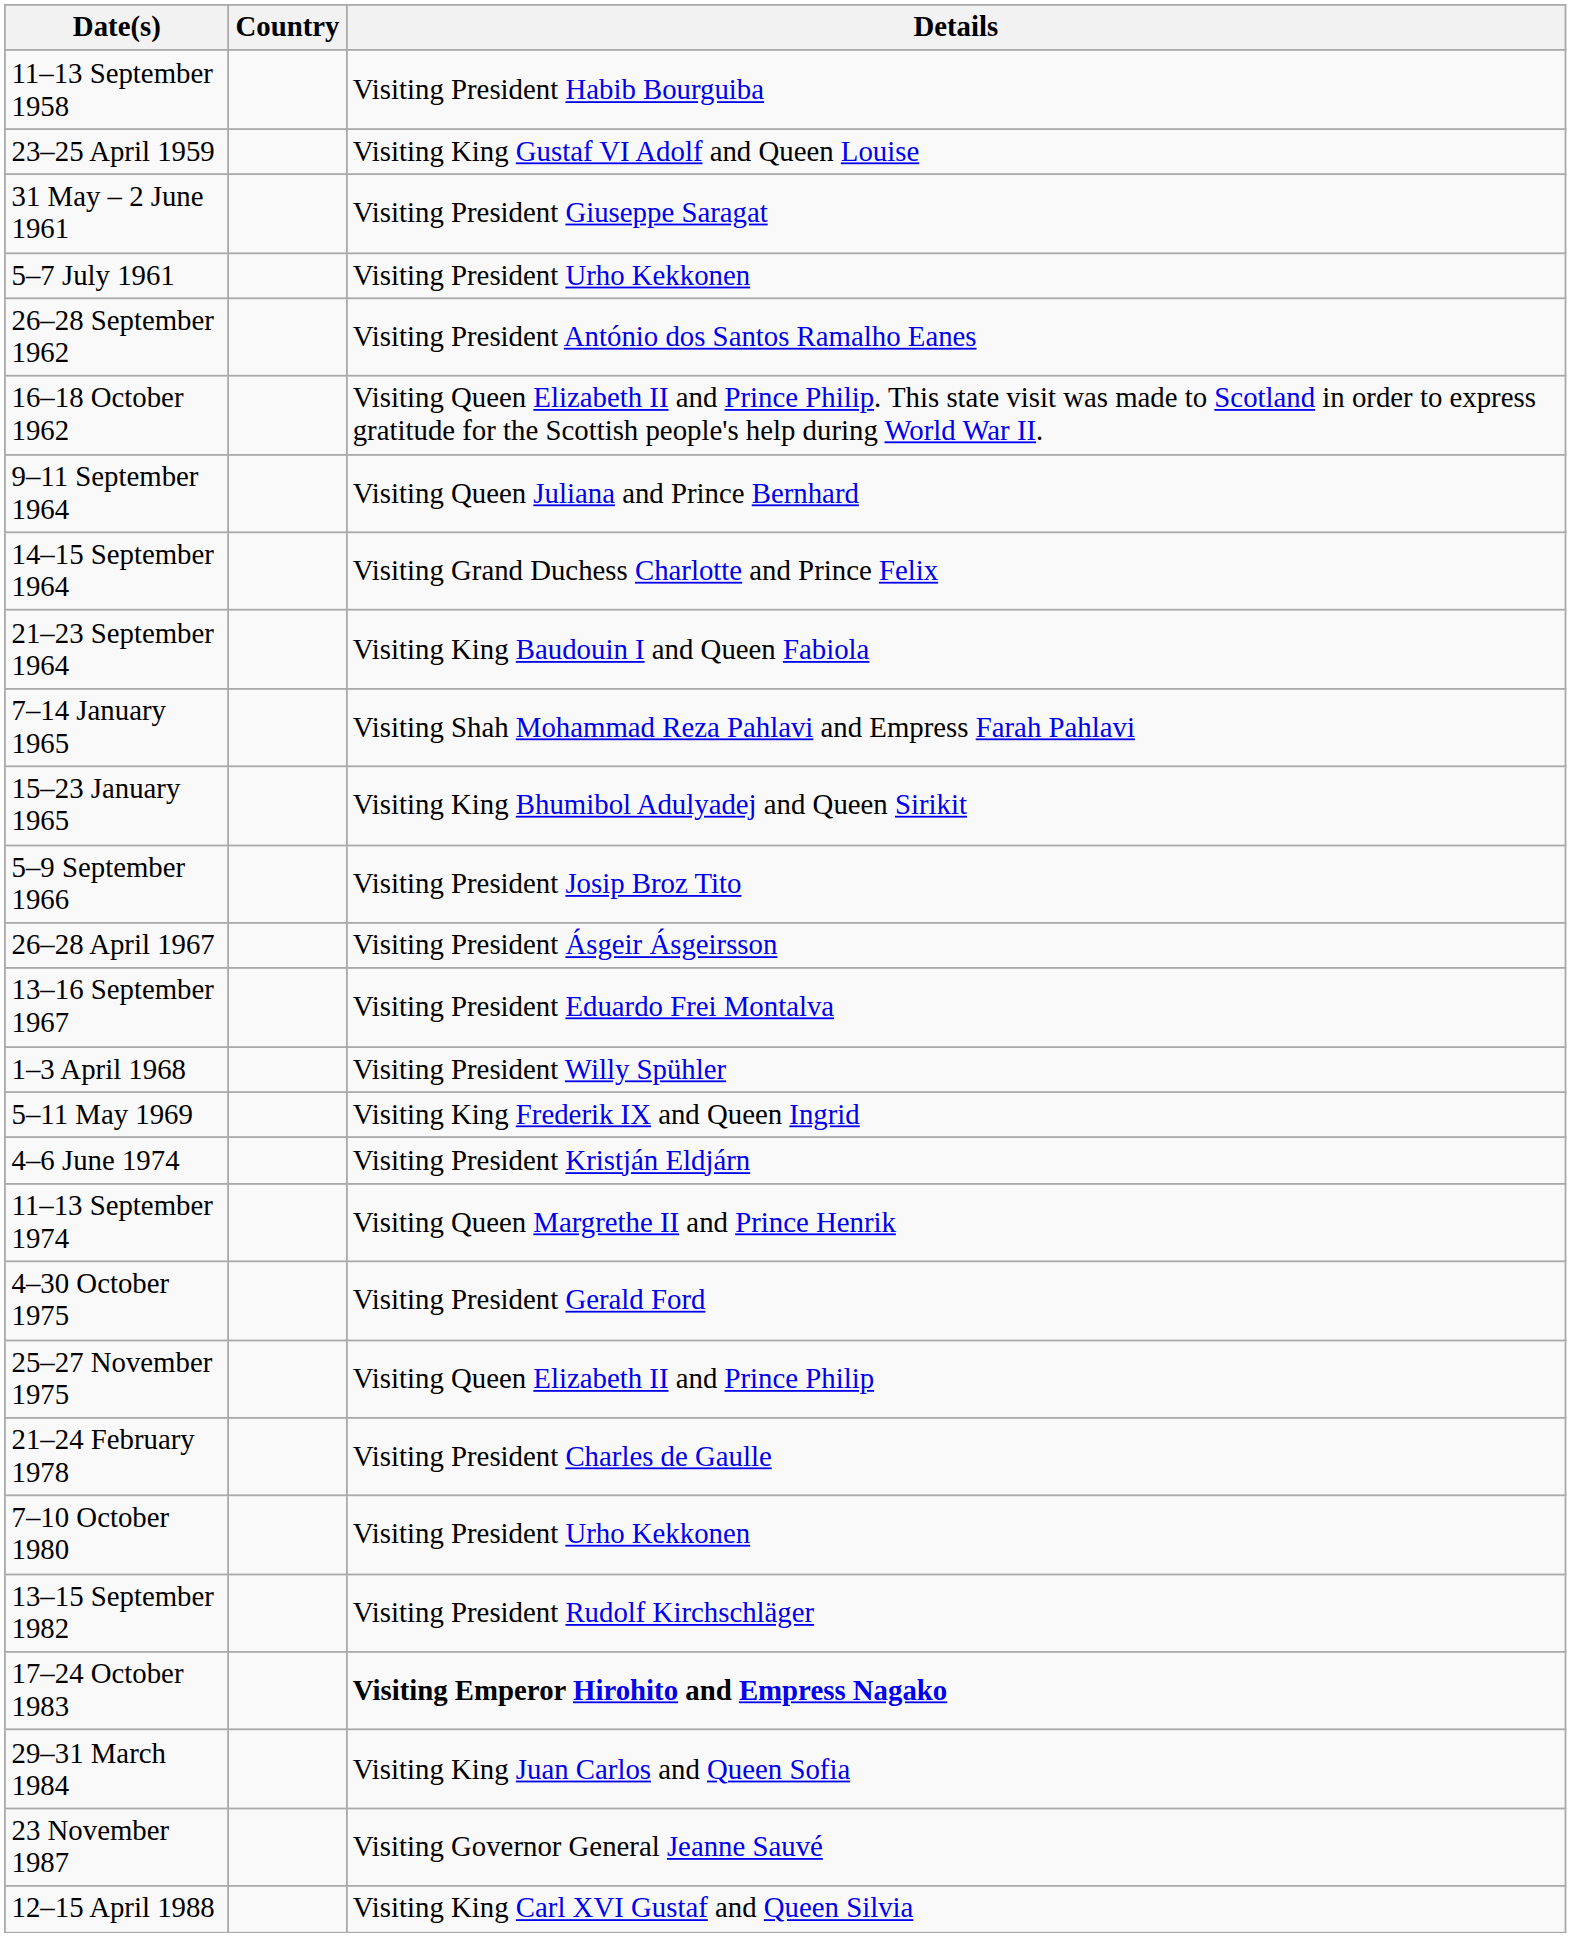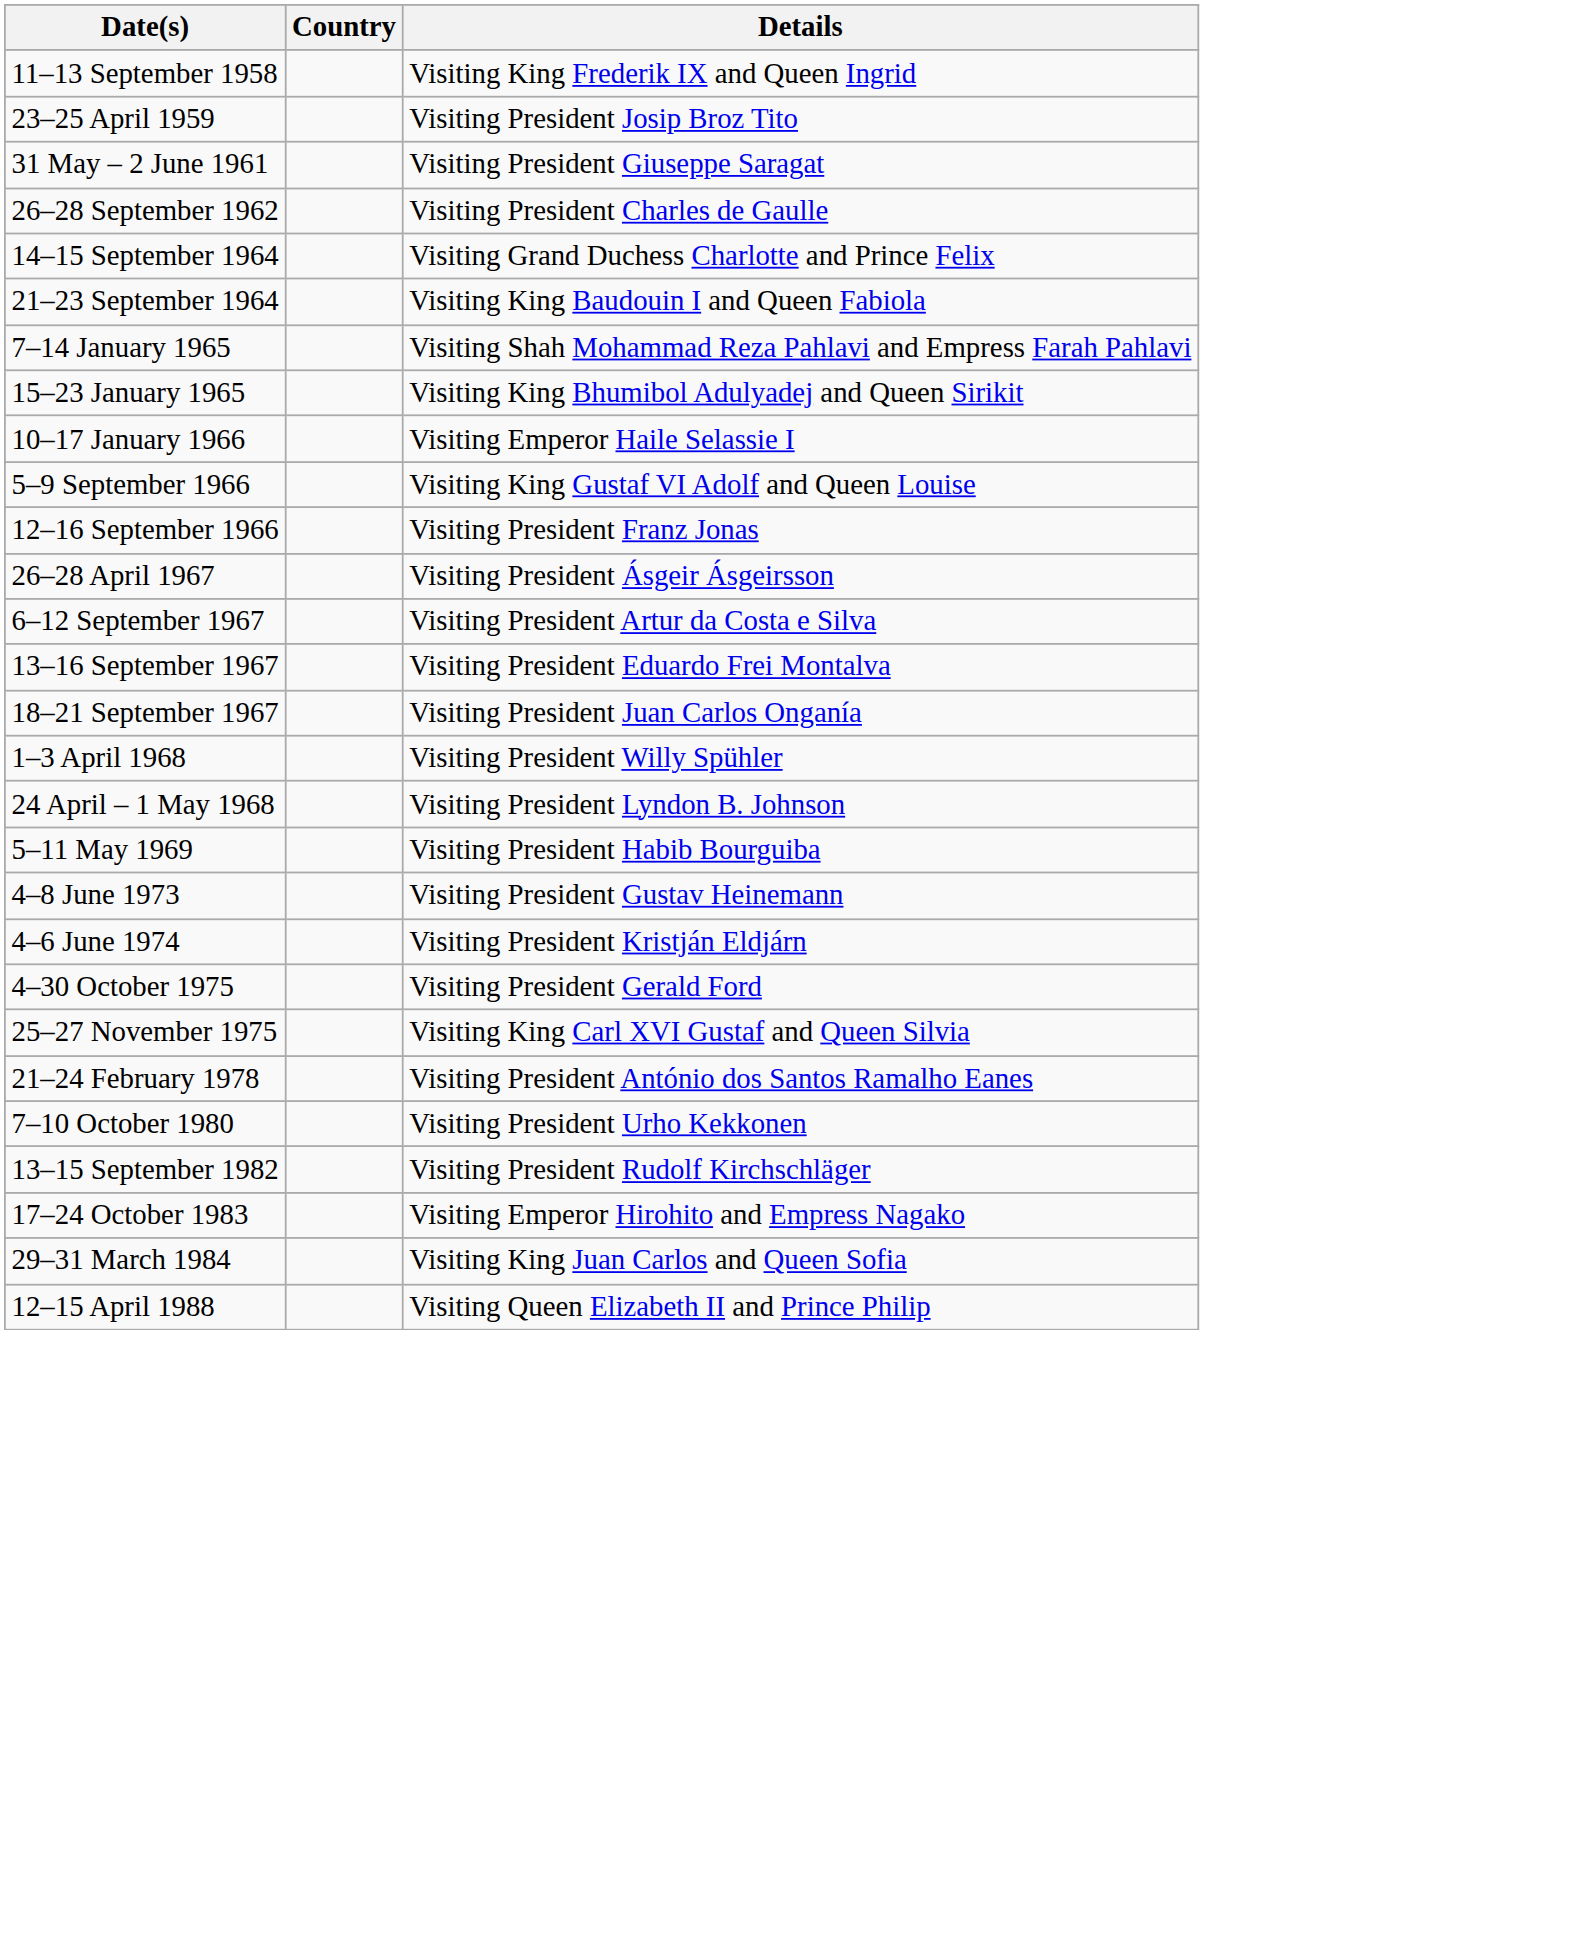(558, 89) Visiting President Habib Bourguiba -> (663, 73) Visiting King Frederik IX and Queen Ingrid
(636, 151) Visiting King Gustaf VI Adolf and Queen Louise -> (604, 118) Visiting President Josip Broz Tito
- row: (93, 274)
(665, 336) Visiting President António dos Santos Ramalho Eanes -> (619, 210) Visiting President Charles de Gaulle
- row: (98, 414)
- row: (105, 492)
+ row: (128, 438)
(547, 883) Visiting President Josip Broz Tito -> (692, 484) Visiting King Gustaf VI Adolf and Queen Louise
+ row: (145, 529)
+ row: (138, 621)
+ row: (145, 712)
+ row: (143, 803)
(606, 1114) Visiting King Frederik IX and Queen Ingrid -> (615, 849) Visiting President Habib Bourguiba
+ row: (96, 895)
- row: (112, 1222)
(613, 1378) Visiting Queen Elizabeth II and Prince Philip -> (690, 1032) Visiting King Carl XVI Gustaf and Queen Silvia
(562, 1456) Visiting President Charles de Gaulle -> (721, 1077) Visiting President António dos Santos Ramalho Eanes
(650, 1690) bold -> (687, 1214) normal
- row: (90, 1846)
(633, 1908) Visiting King Carl XVI Gustaf and Queen Silvia -> (670, 1306) Visiting Queen Elizabeth II and Prince Philip
